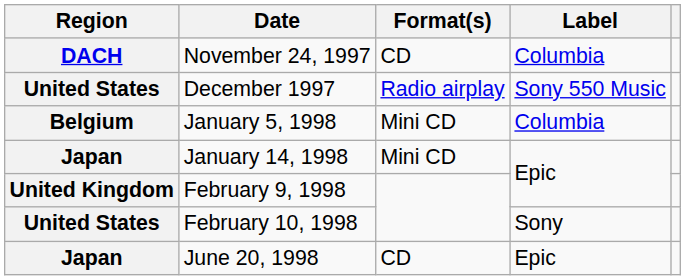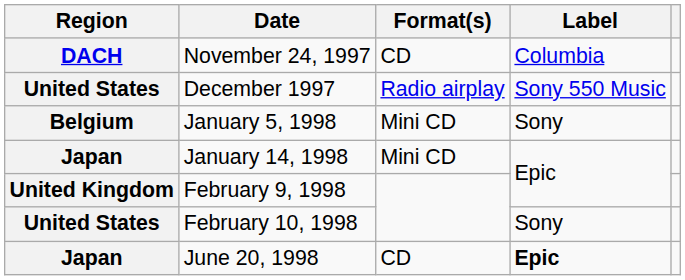(559, 122) Columbia -> (539, 122) Sony
(535, 257) normal -> (537, 257) bold
